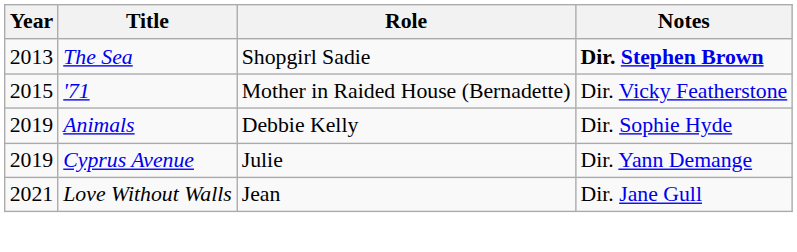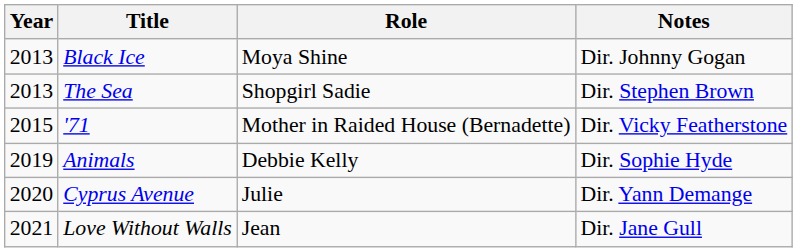+ row: (104, 56)
(672, 56) bold -> (667, 90) normal
(31, 159) 2019 -> (31, 194) 2020
